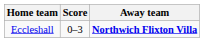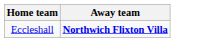- column: (75, 12)
